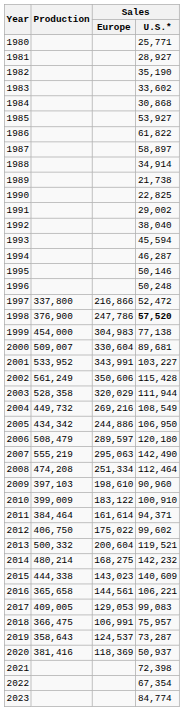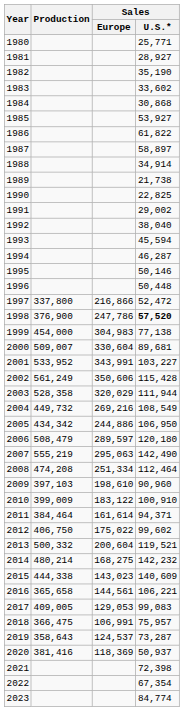(155, 287) 50,248 -> (155, 287) 50,448
